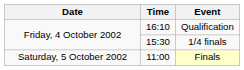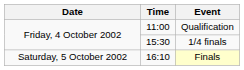(158, 27) 16:10 -> (158, 27) 11:00
(158, 57) 11:00 -> (158, 57) 16:10
